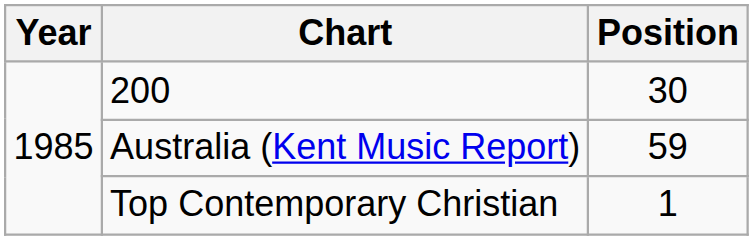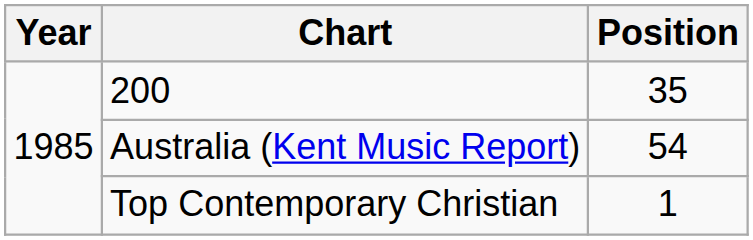(668, 90) 30 -> (668, 90) 35
(668, 147) 59 -> (668, 147) 54
